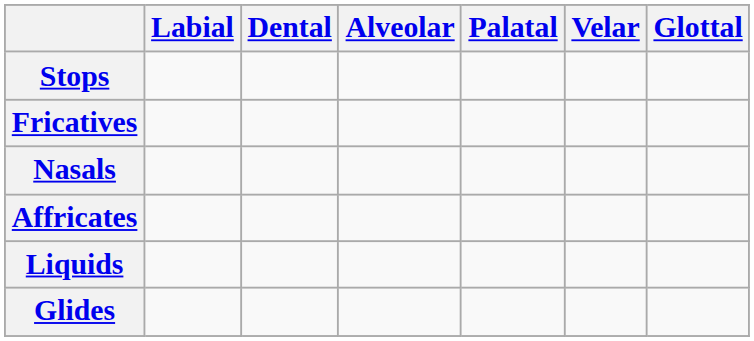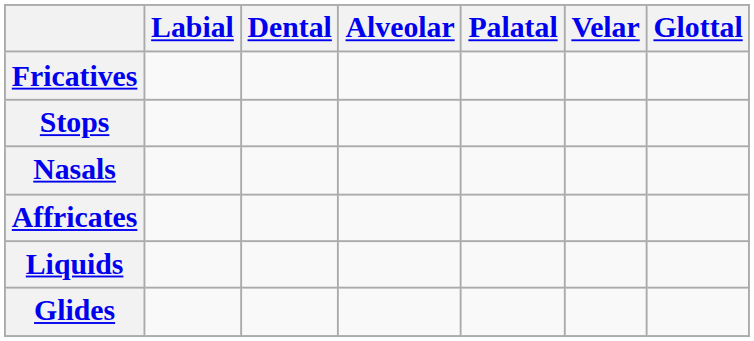rows swapped: (75, 75) <-> (75, 122)
